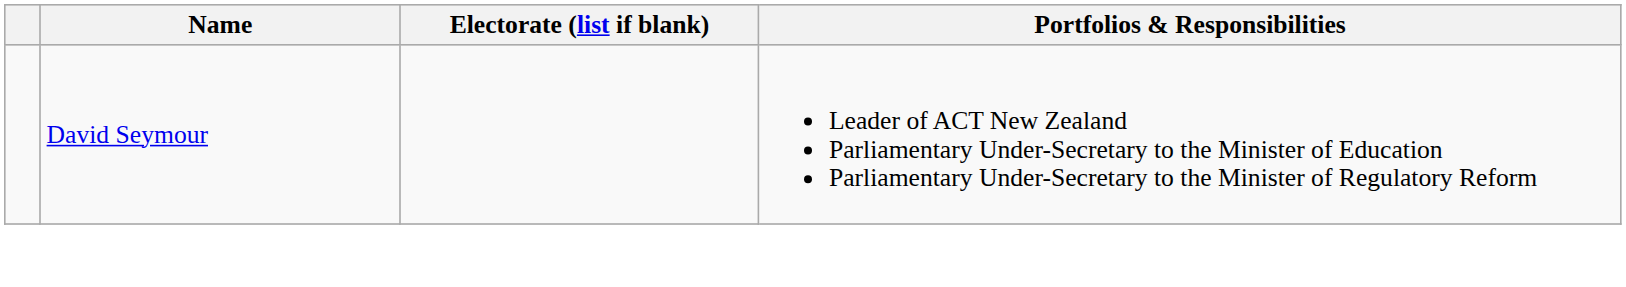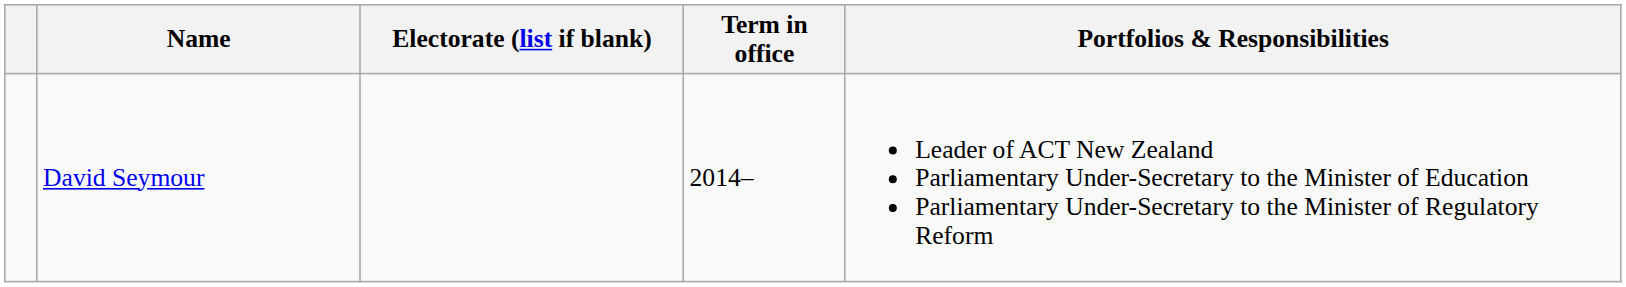+ column: (764, 39)
